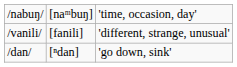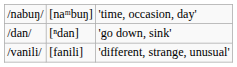rows swapped: (24, 33) <-> (19, 52)
